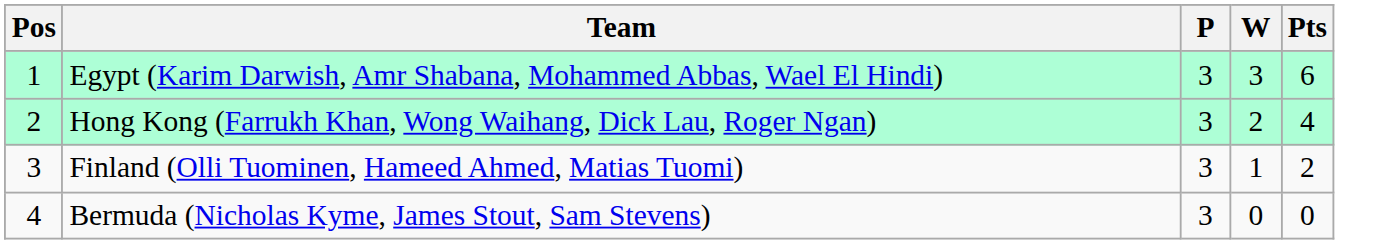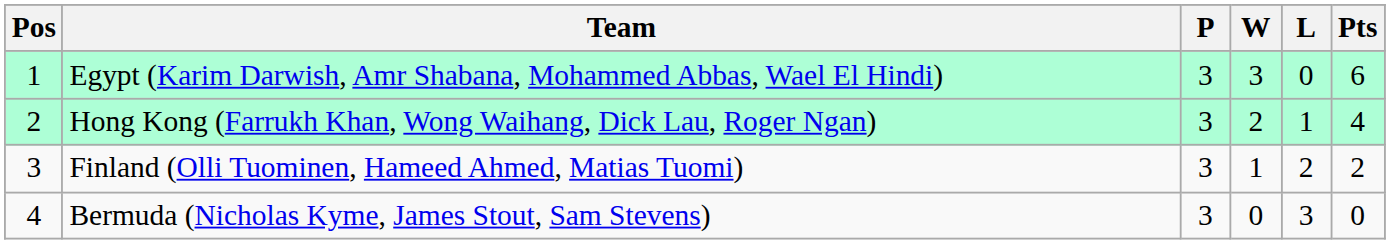+ column: (1306, 27)
